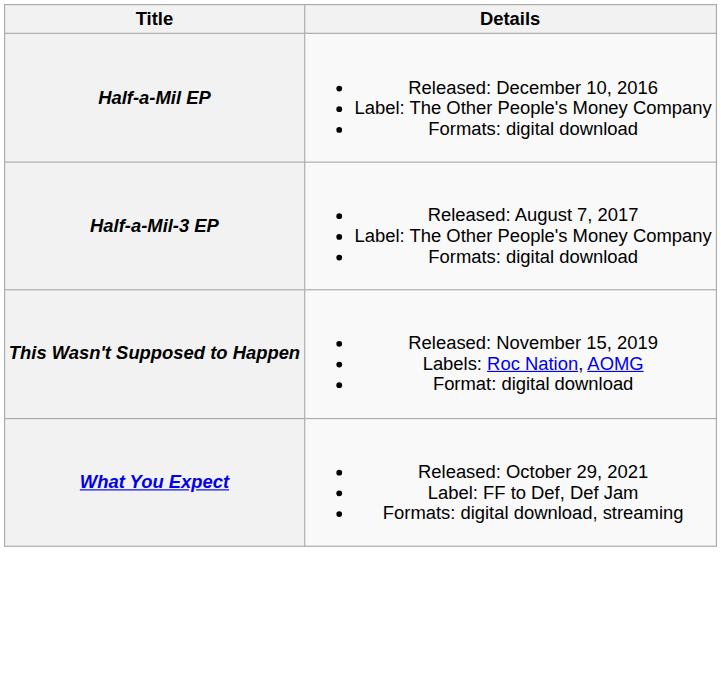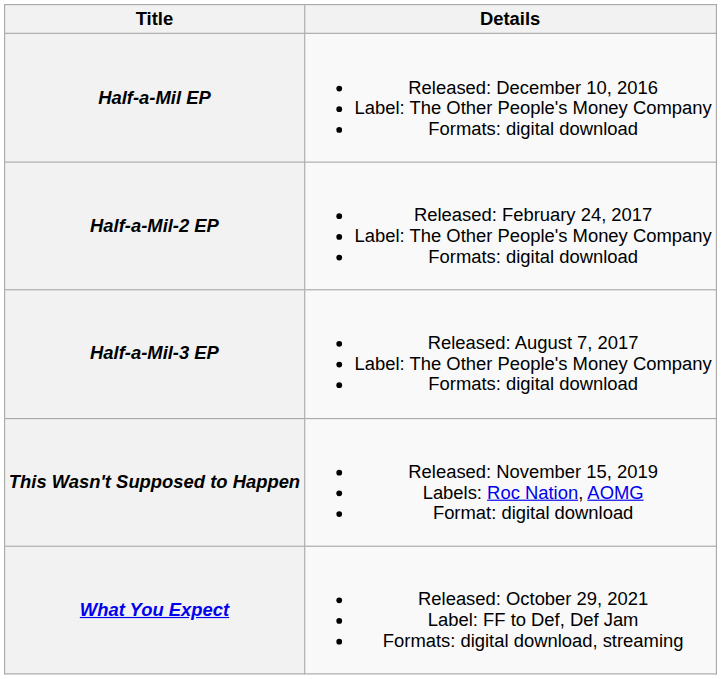+ row: (154, 225)
